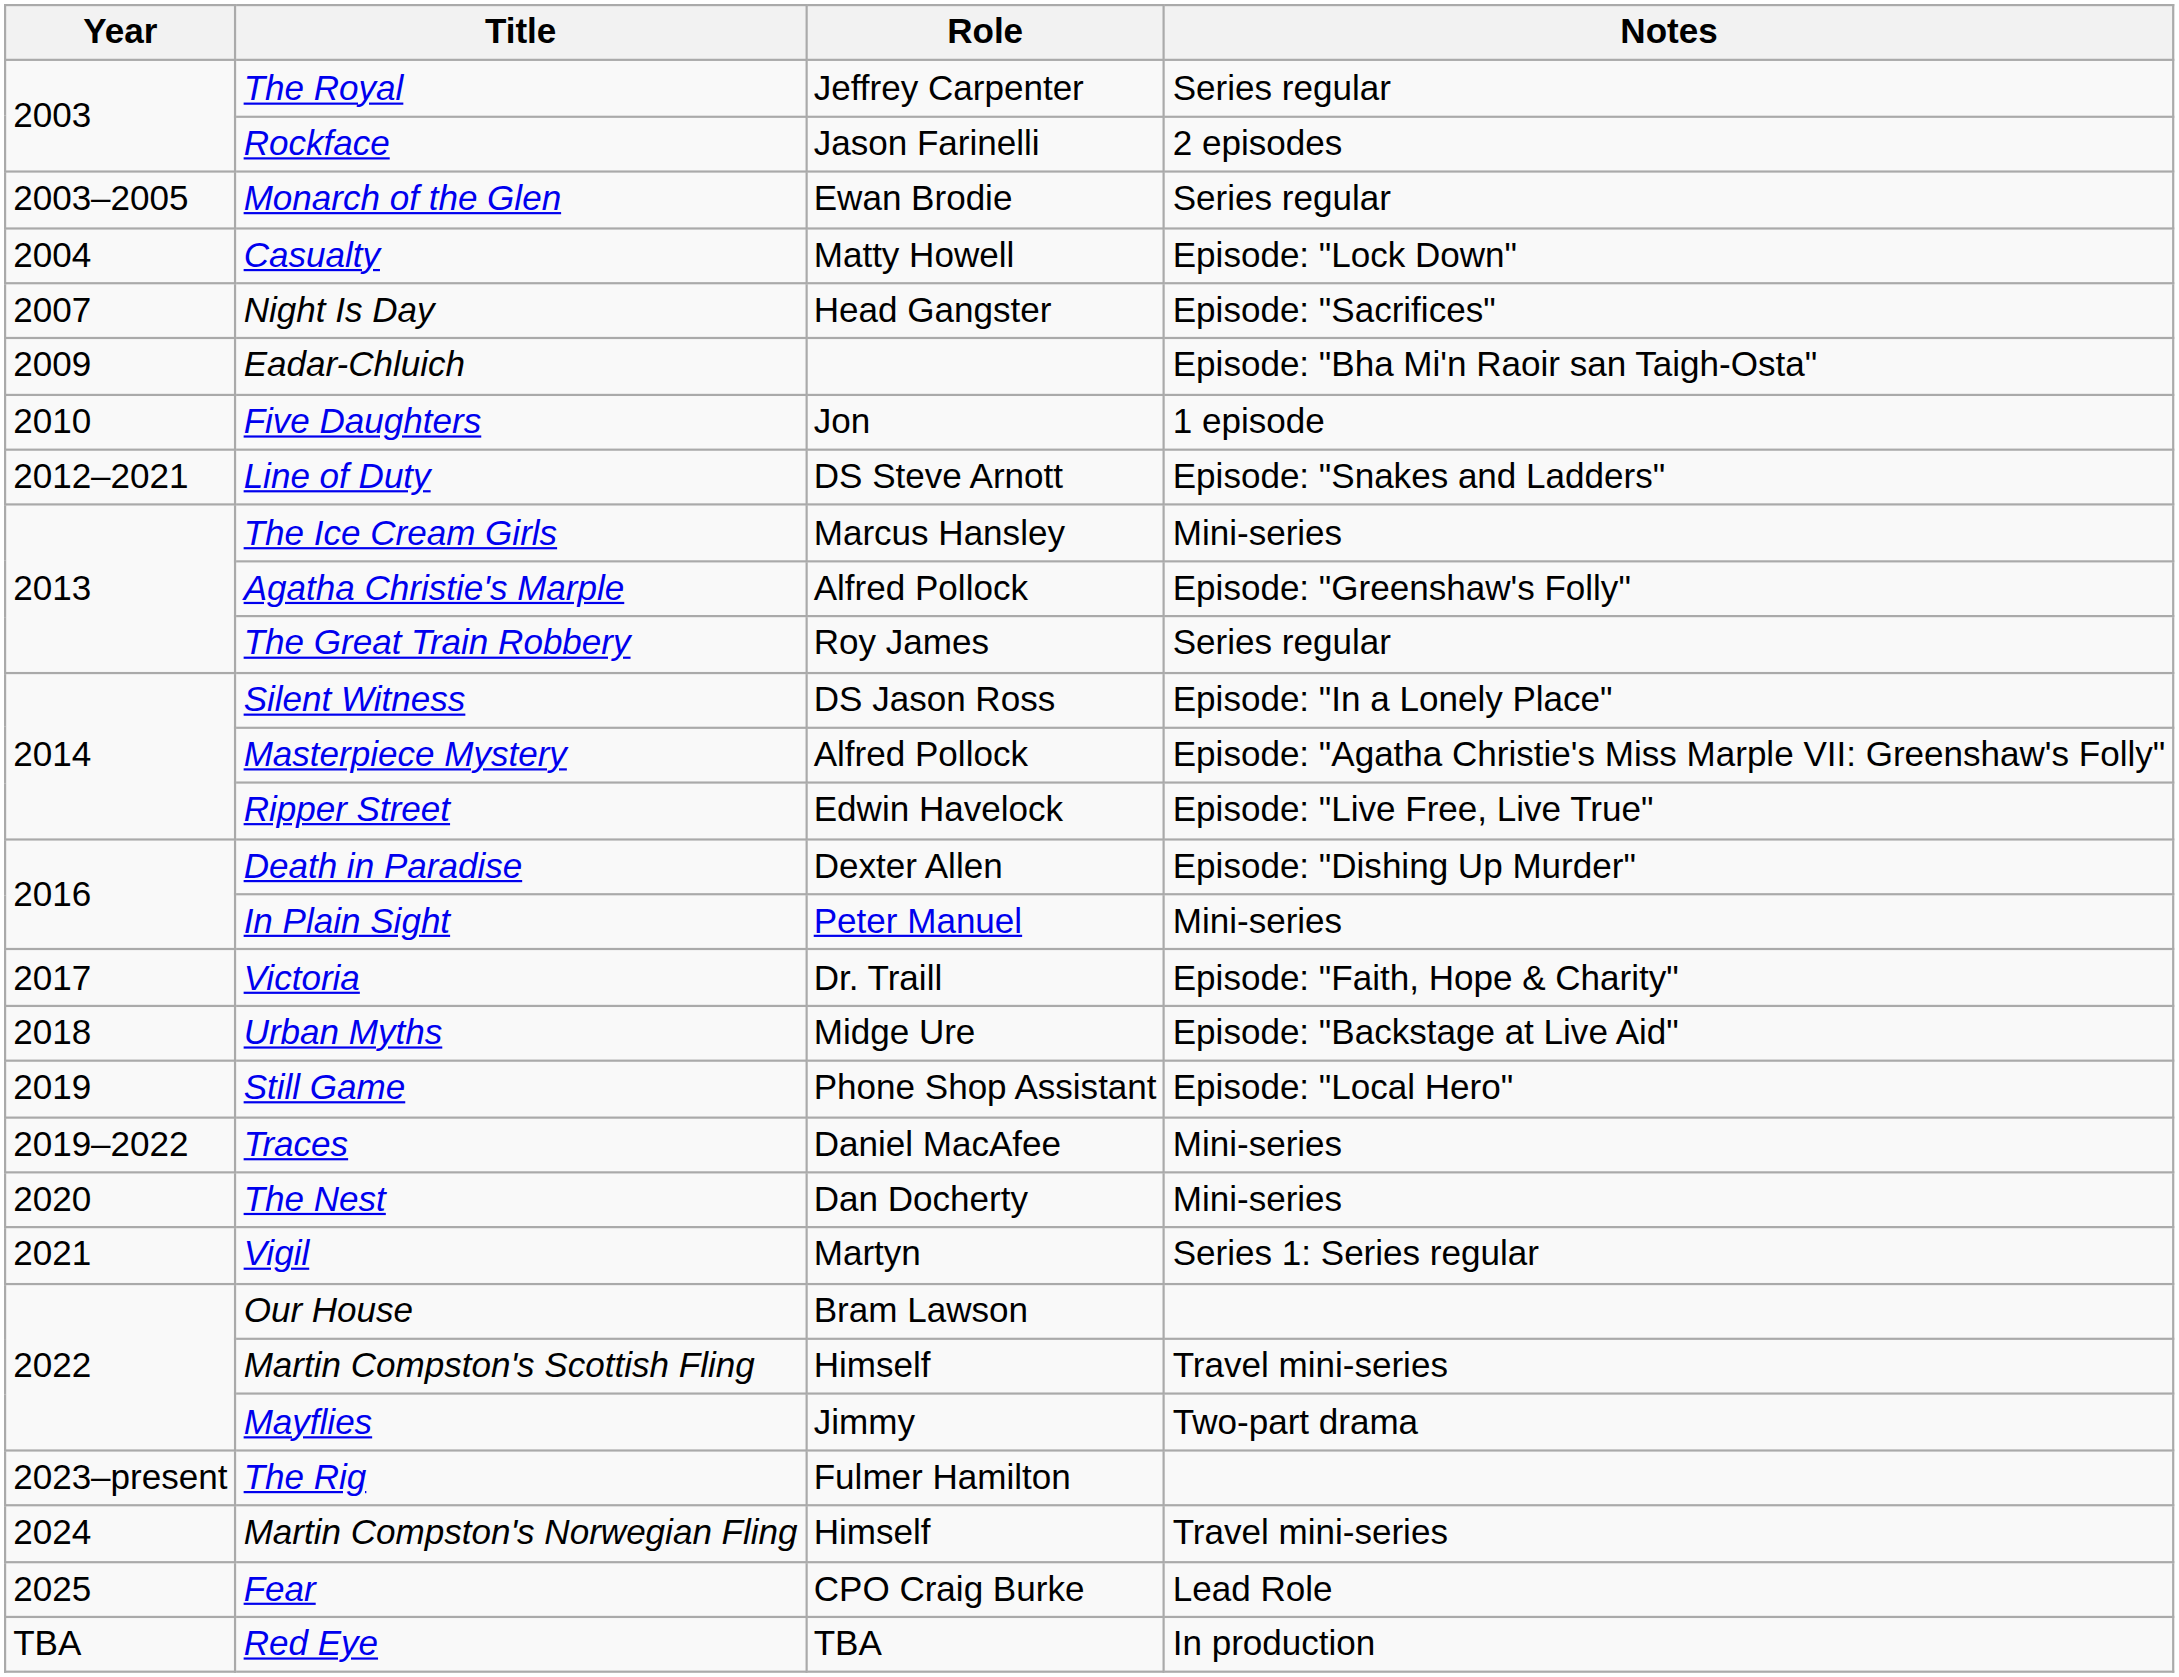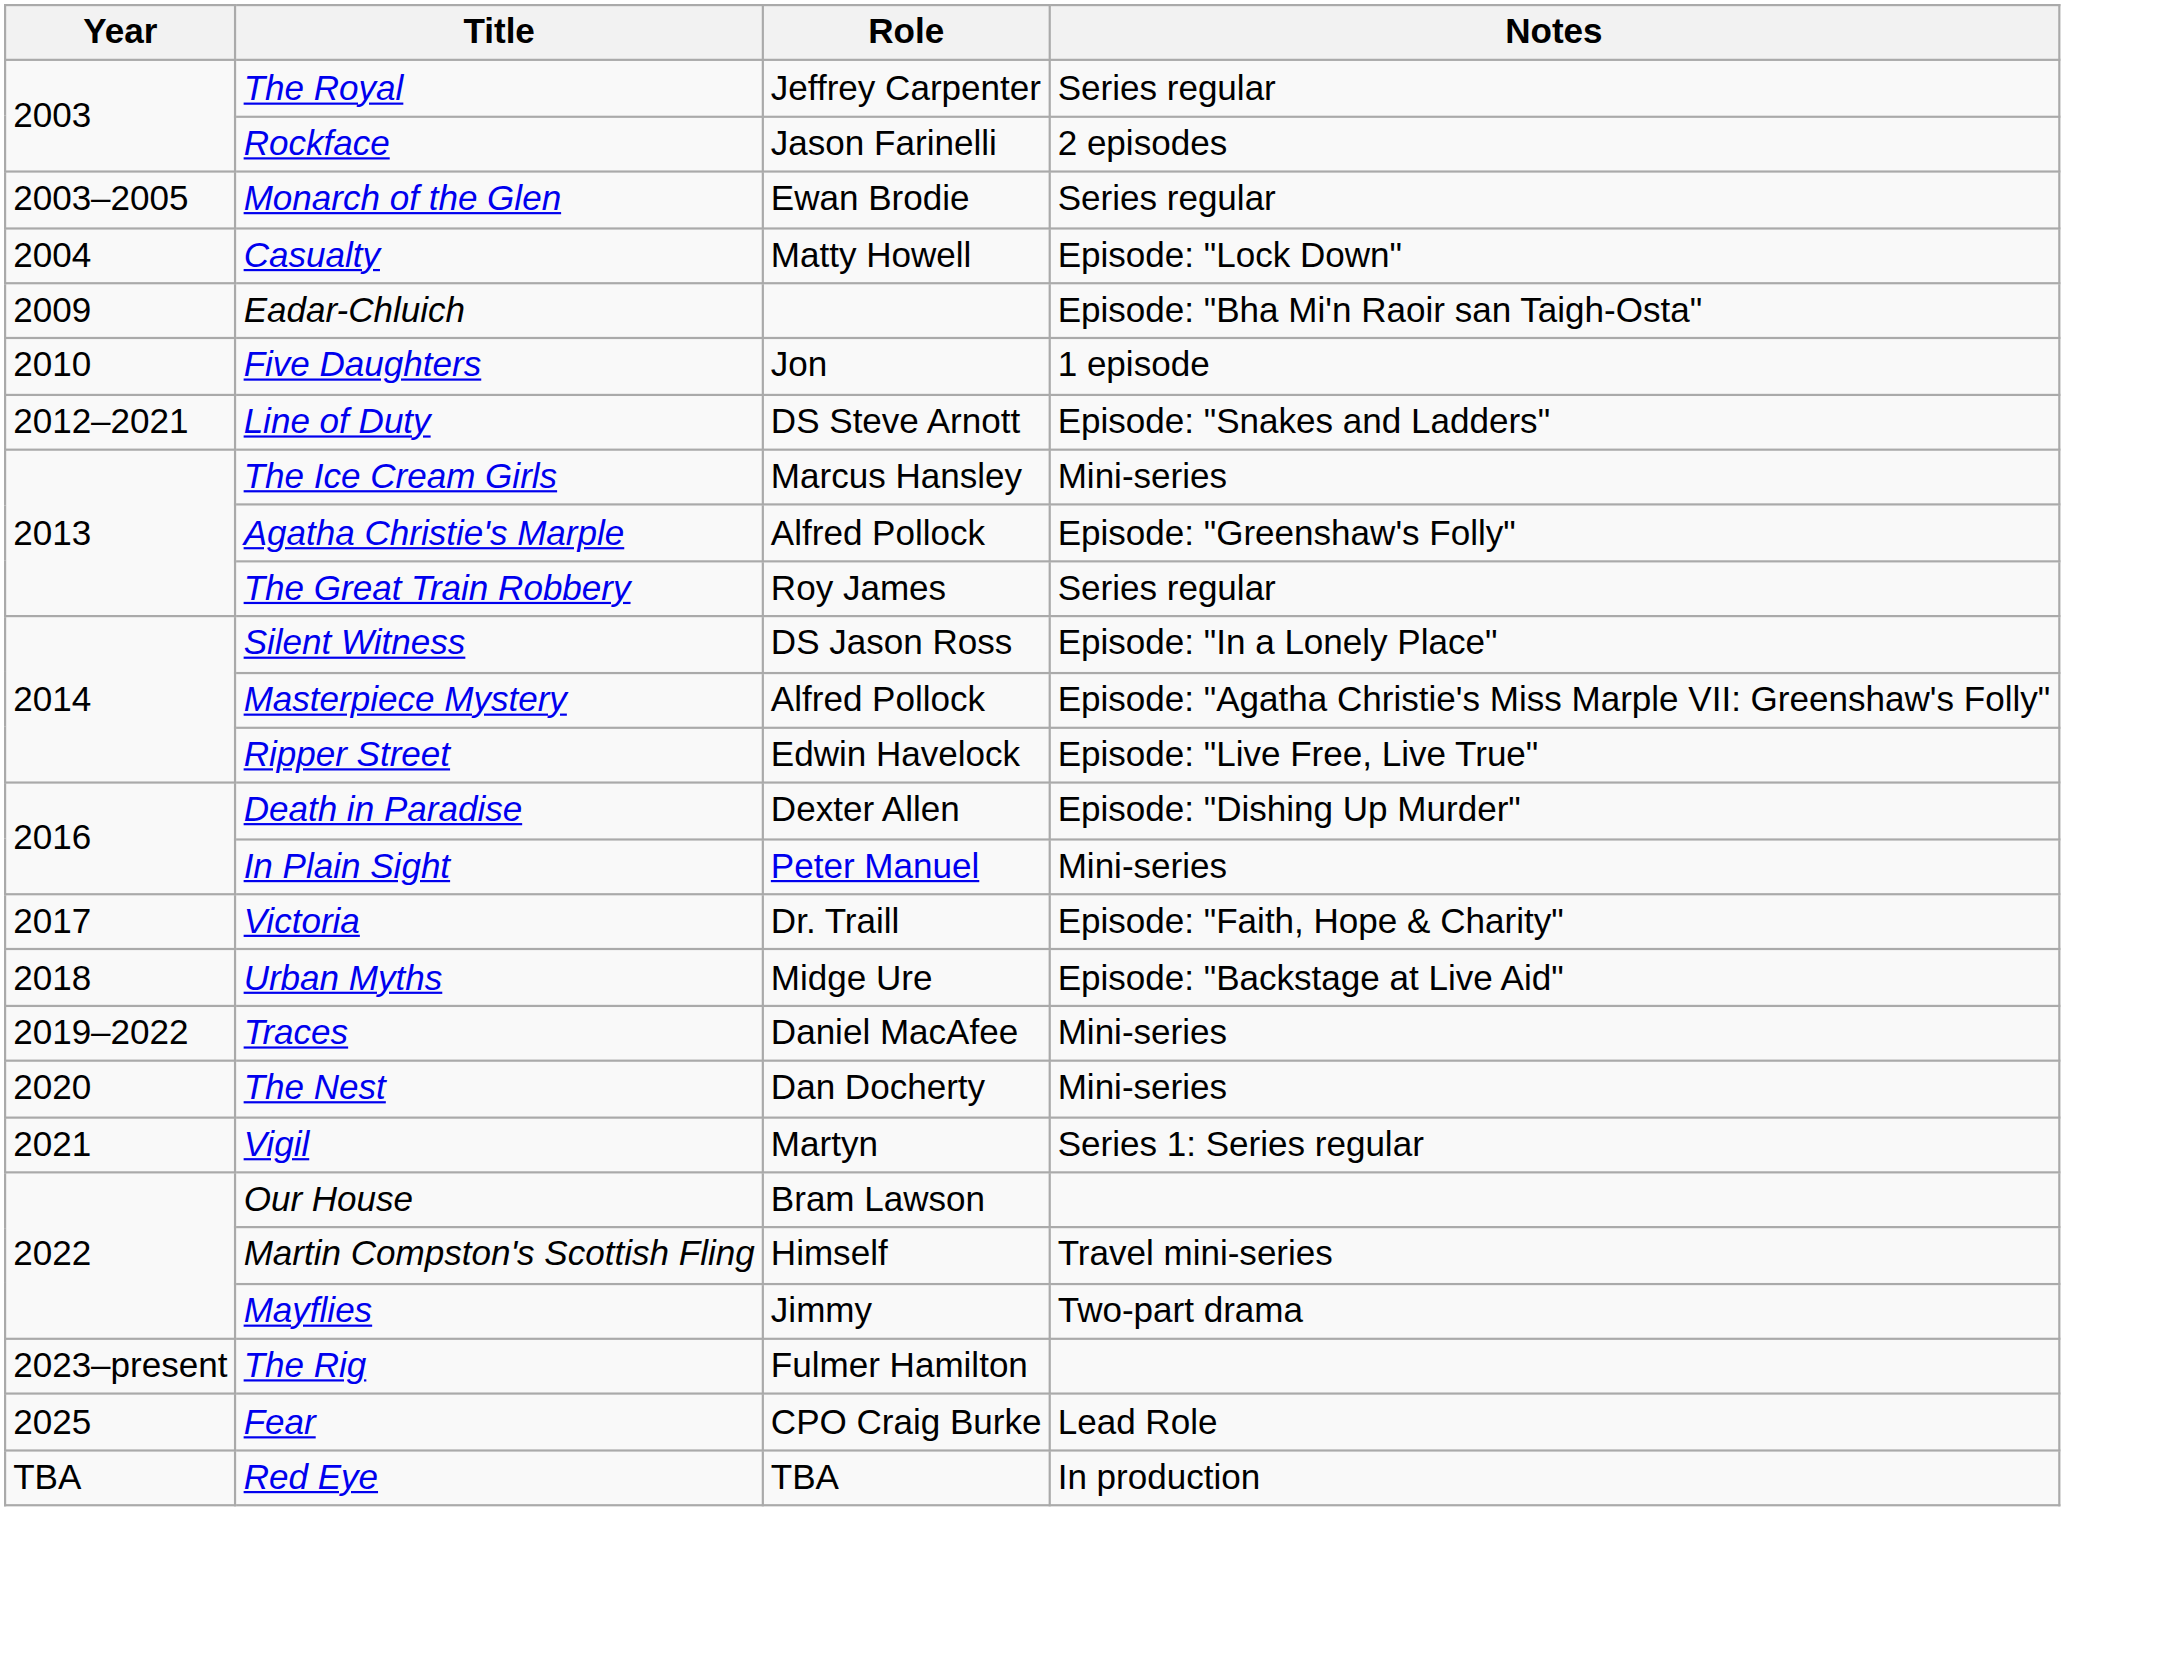- row: (339, 310)
- row: (324, 1088)
- row: (521, 1532)
